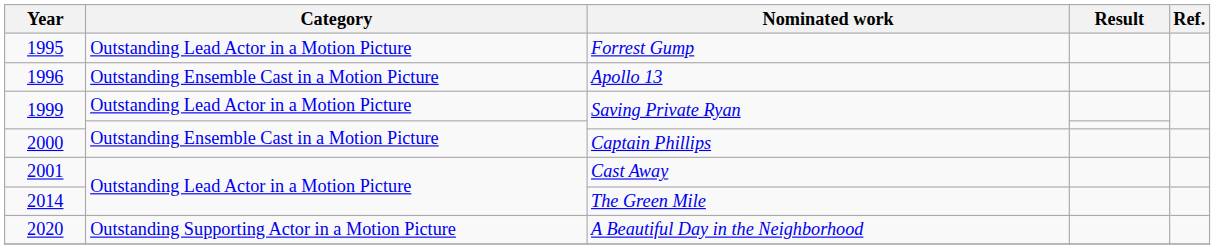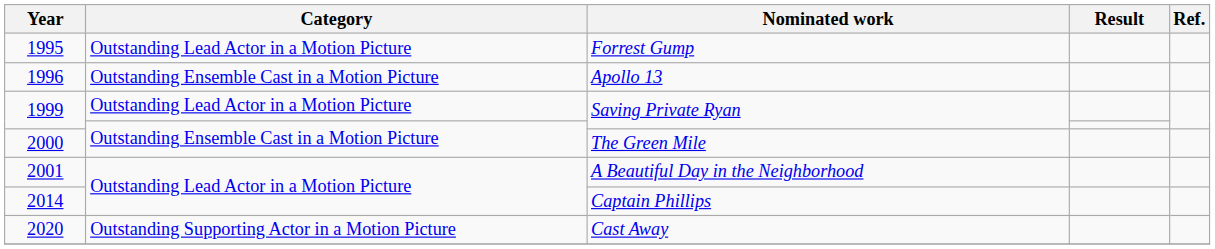(651, 143) Captain Phillips -> (648, 143) The Green Mile
(630, 172) Cast Away -> (727, 172) A Beautiful Day in the Neighborhood
(648, 200) The Green Mile -> (651, 200) Captain Phillips
(727, 229) A Beautiful Day in the Neighborhood -> (630, 229) Cast Away
